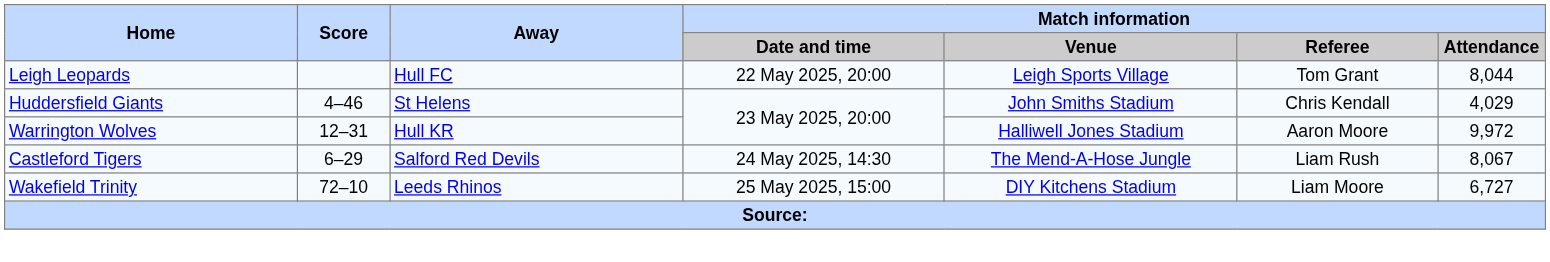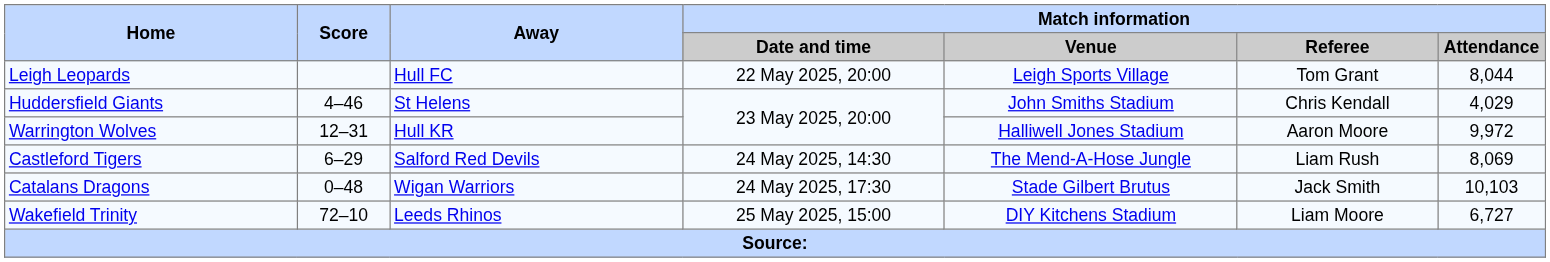(1492, 159) 8,067 -> (1492, 159) 8,069
+ row: (79, 187)
